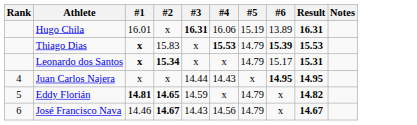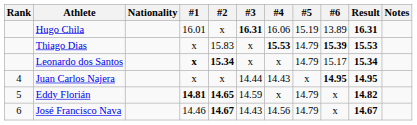+ column: (153, 12)
(140, 45) bold -> (194, 45) normal
(311, 62) 15.31 -> (366, 62) 15.34
